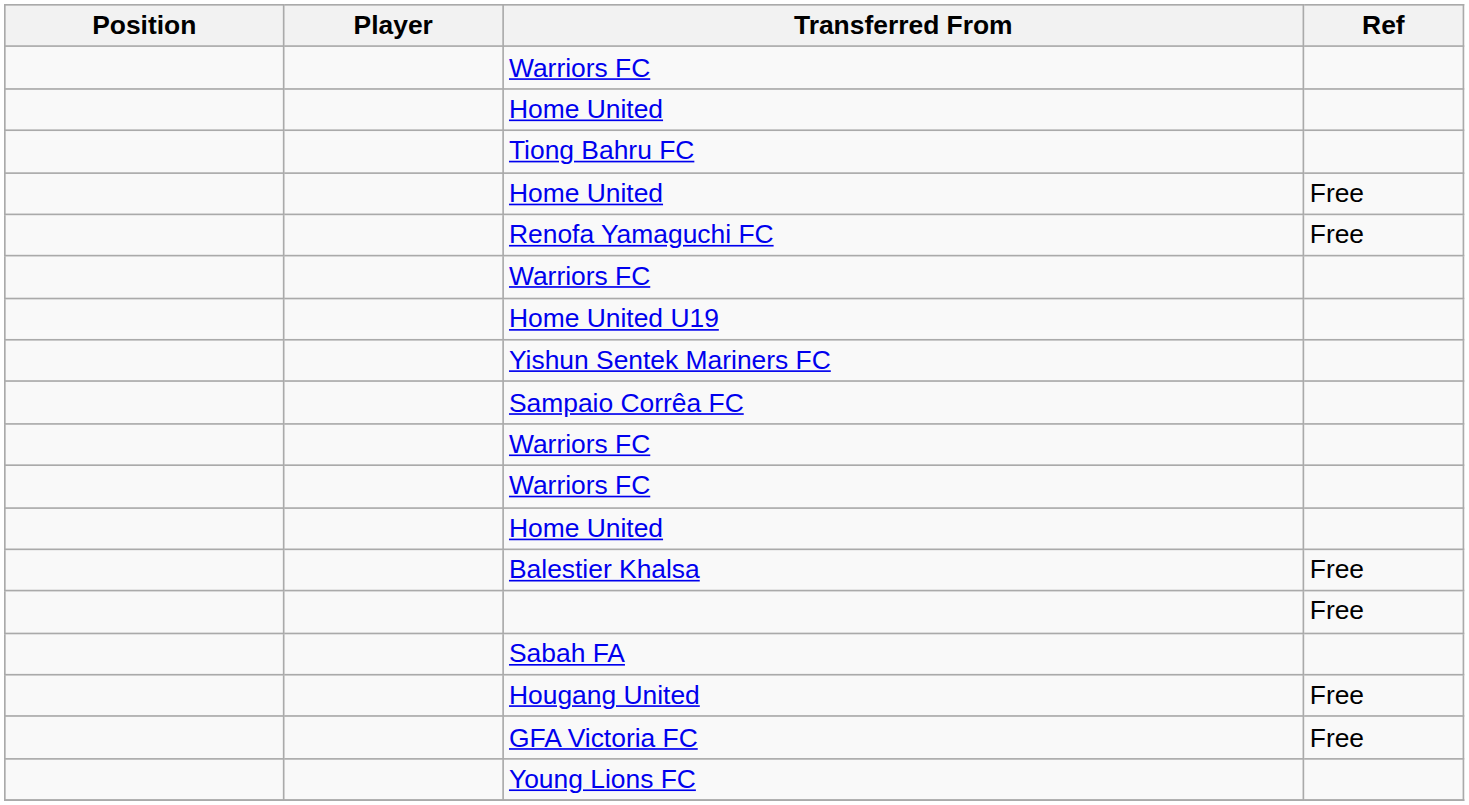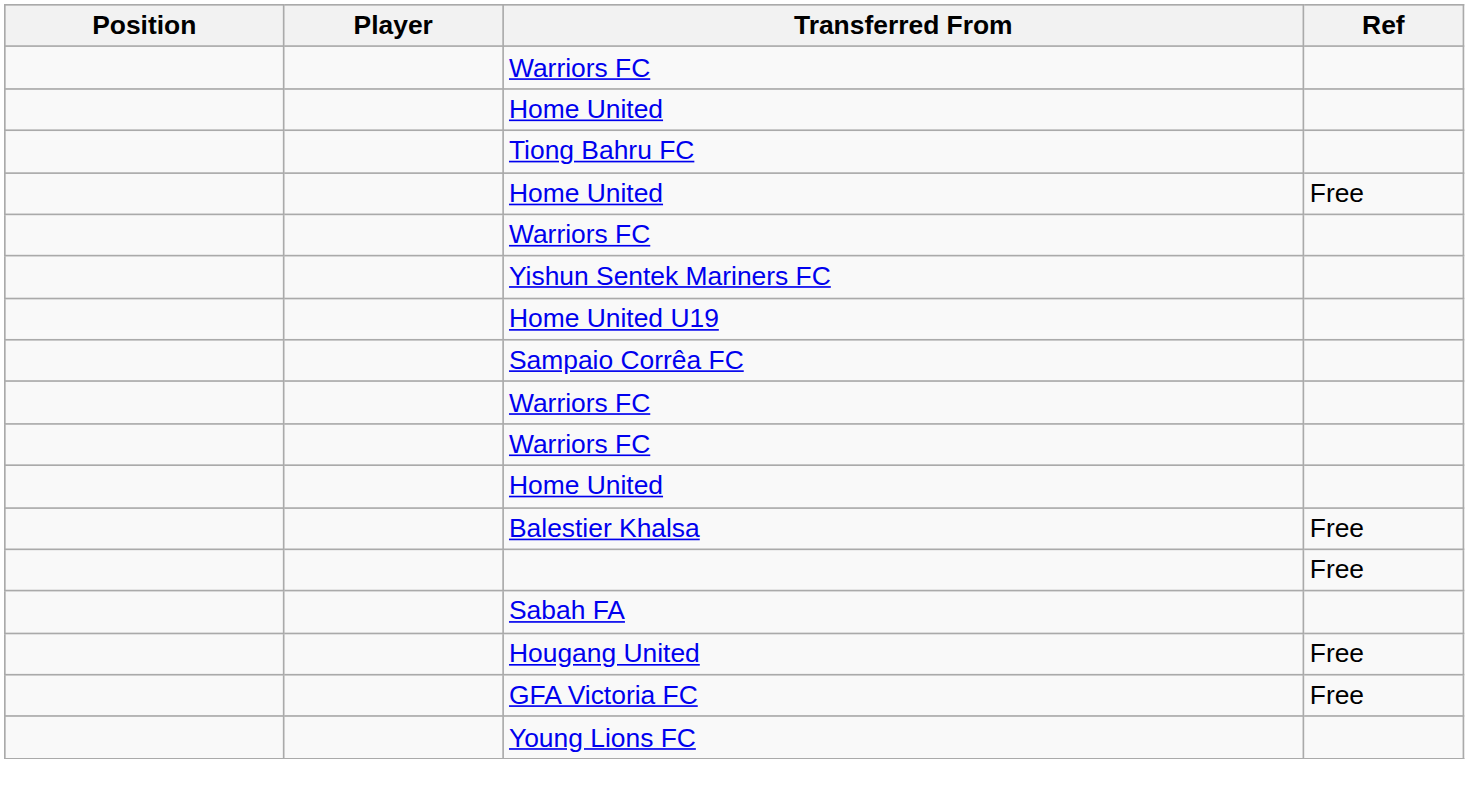- row: (641, 234)
rows swapped: (670, 360) <-> (614, 318)
